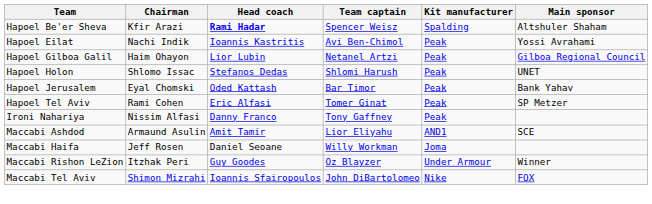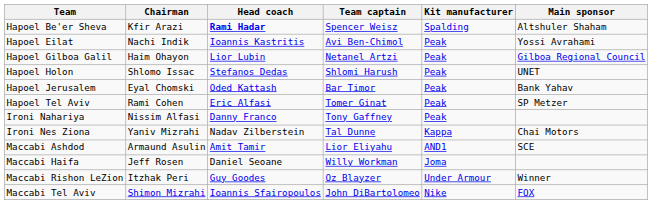+ row: (48, 132)
